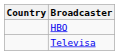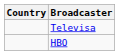rows swapped: (73, 42) <-> (59, 27)
